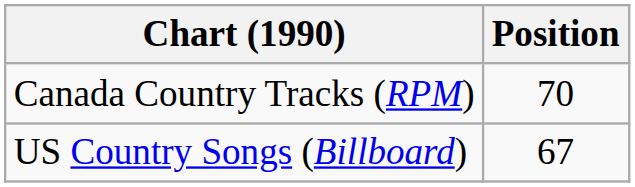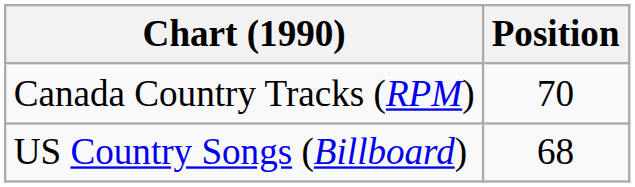(556, 151) 67 -> (556, 151) 68
